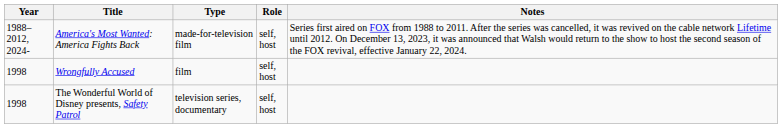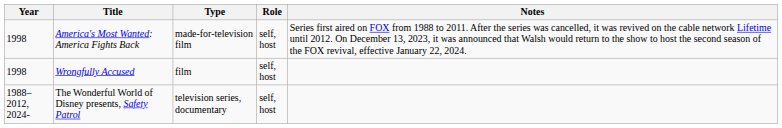(19, 39) 1988–2012, 2024- -> (17, 39) 1998
(17, 104) 1998 -> (19, 104) 1988–2012, 2024-
